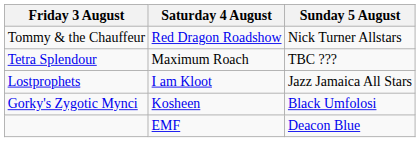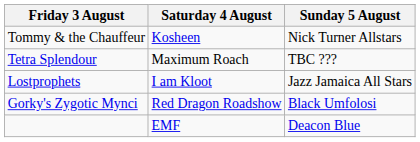(217, 37) Red Dragon Roadshow -> (176, 37) Kosheen
(176, 103) Kosheen -> (217, 103) Red Dragon Roadshow
